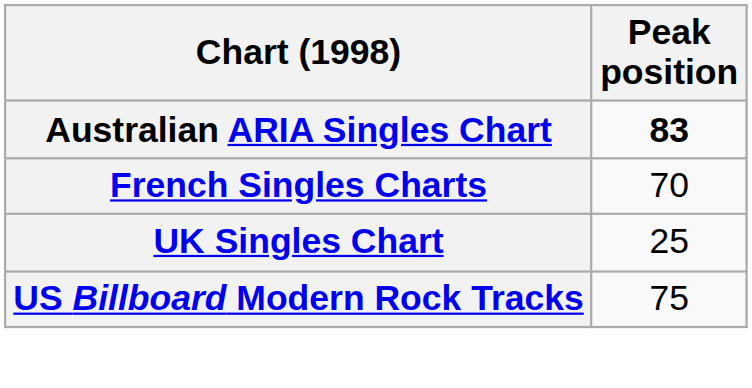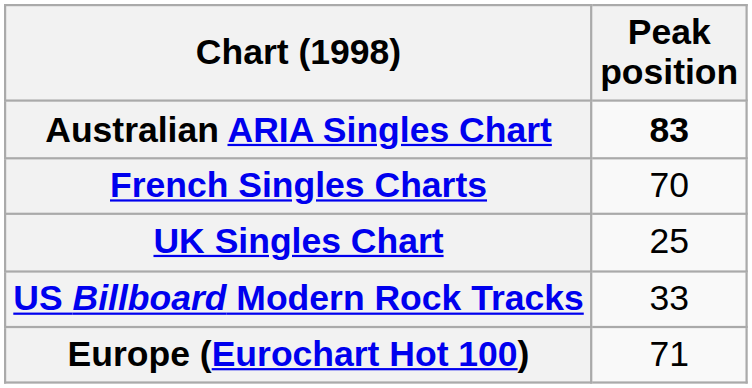(669, 297) 75 -> (669, 297) 33
+ row: (299, 354)
